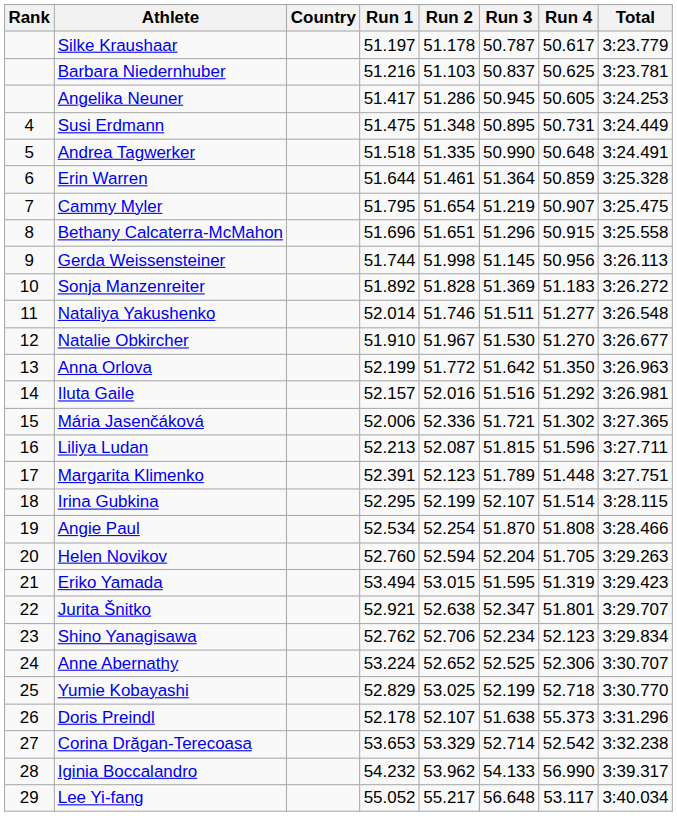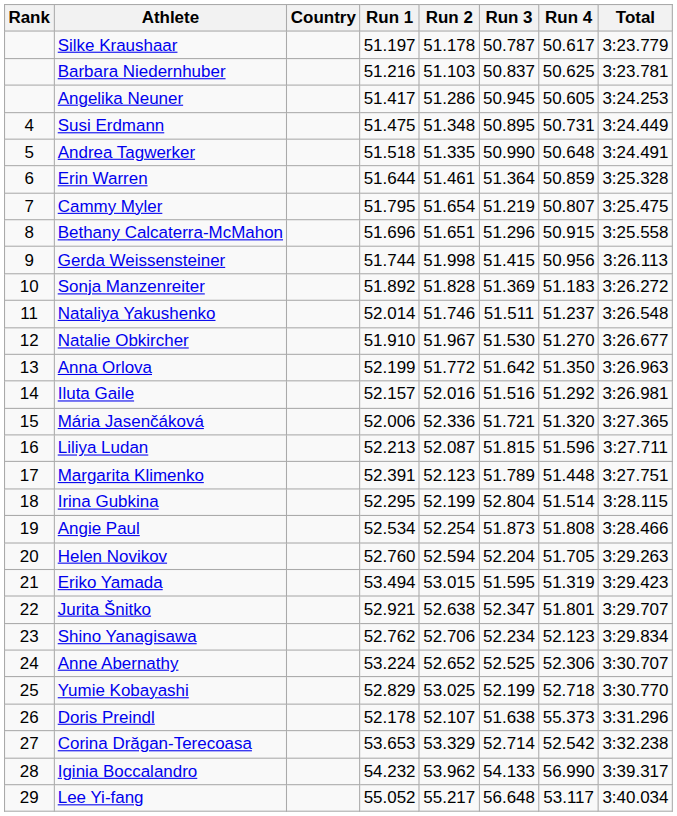(569, 206) 50.907 -> (569, 206) 50.807
(509, 260) 51.145 -> (509, 260) 51.415
(569, 313) 51.277 -> (569, 313) 51.237
(569, 421) 51.302 -> (569, 421) 51.320
(509, 502) 52.107 -> (509, 502) 52.804
(509, 529) 51.870 -> (509, 529) 51.873
